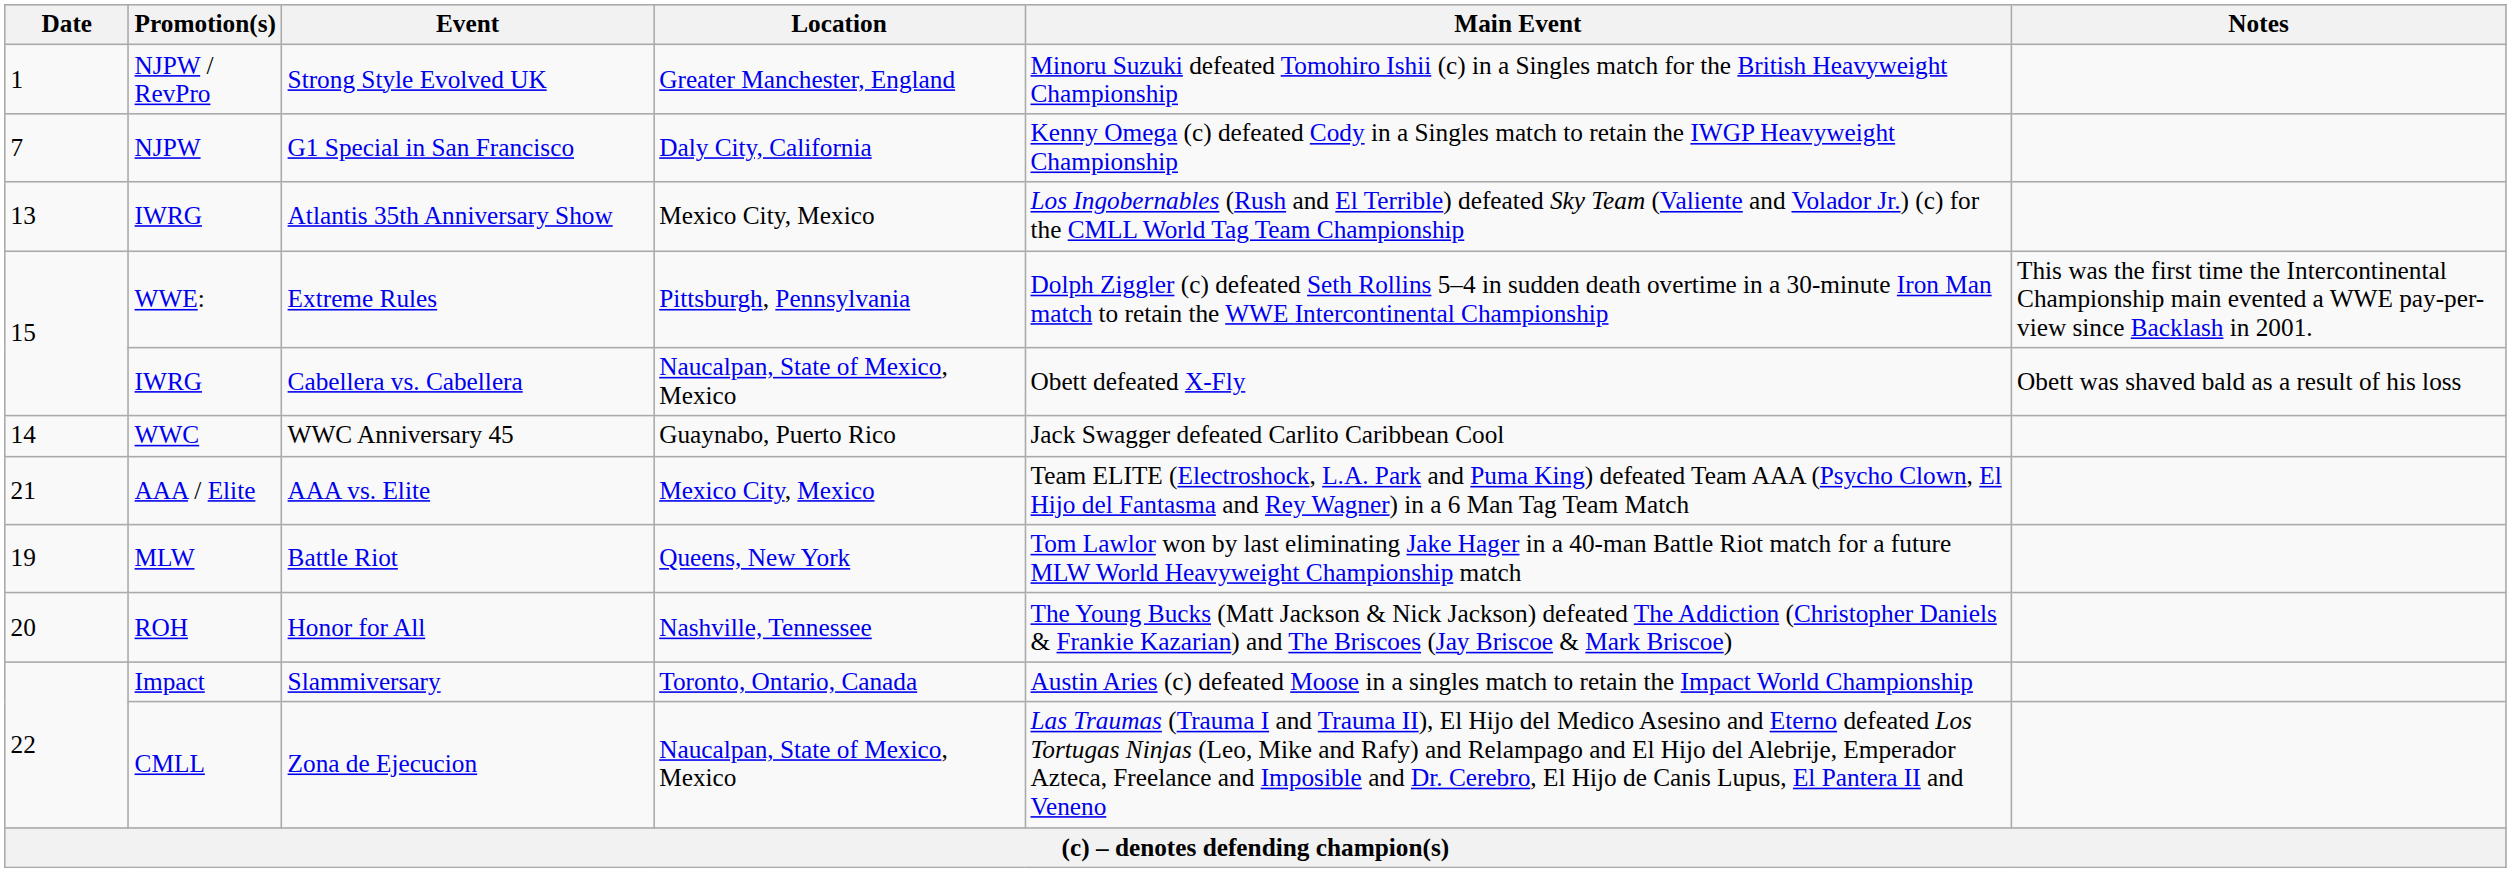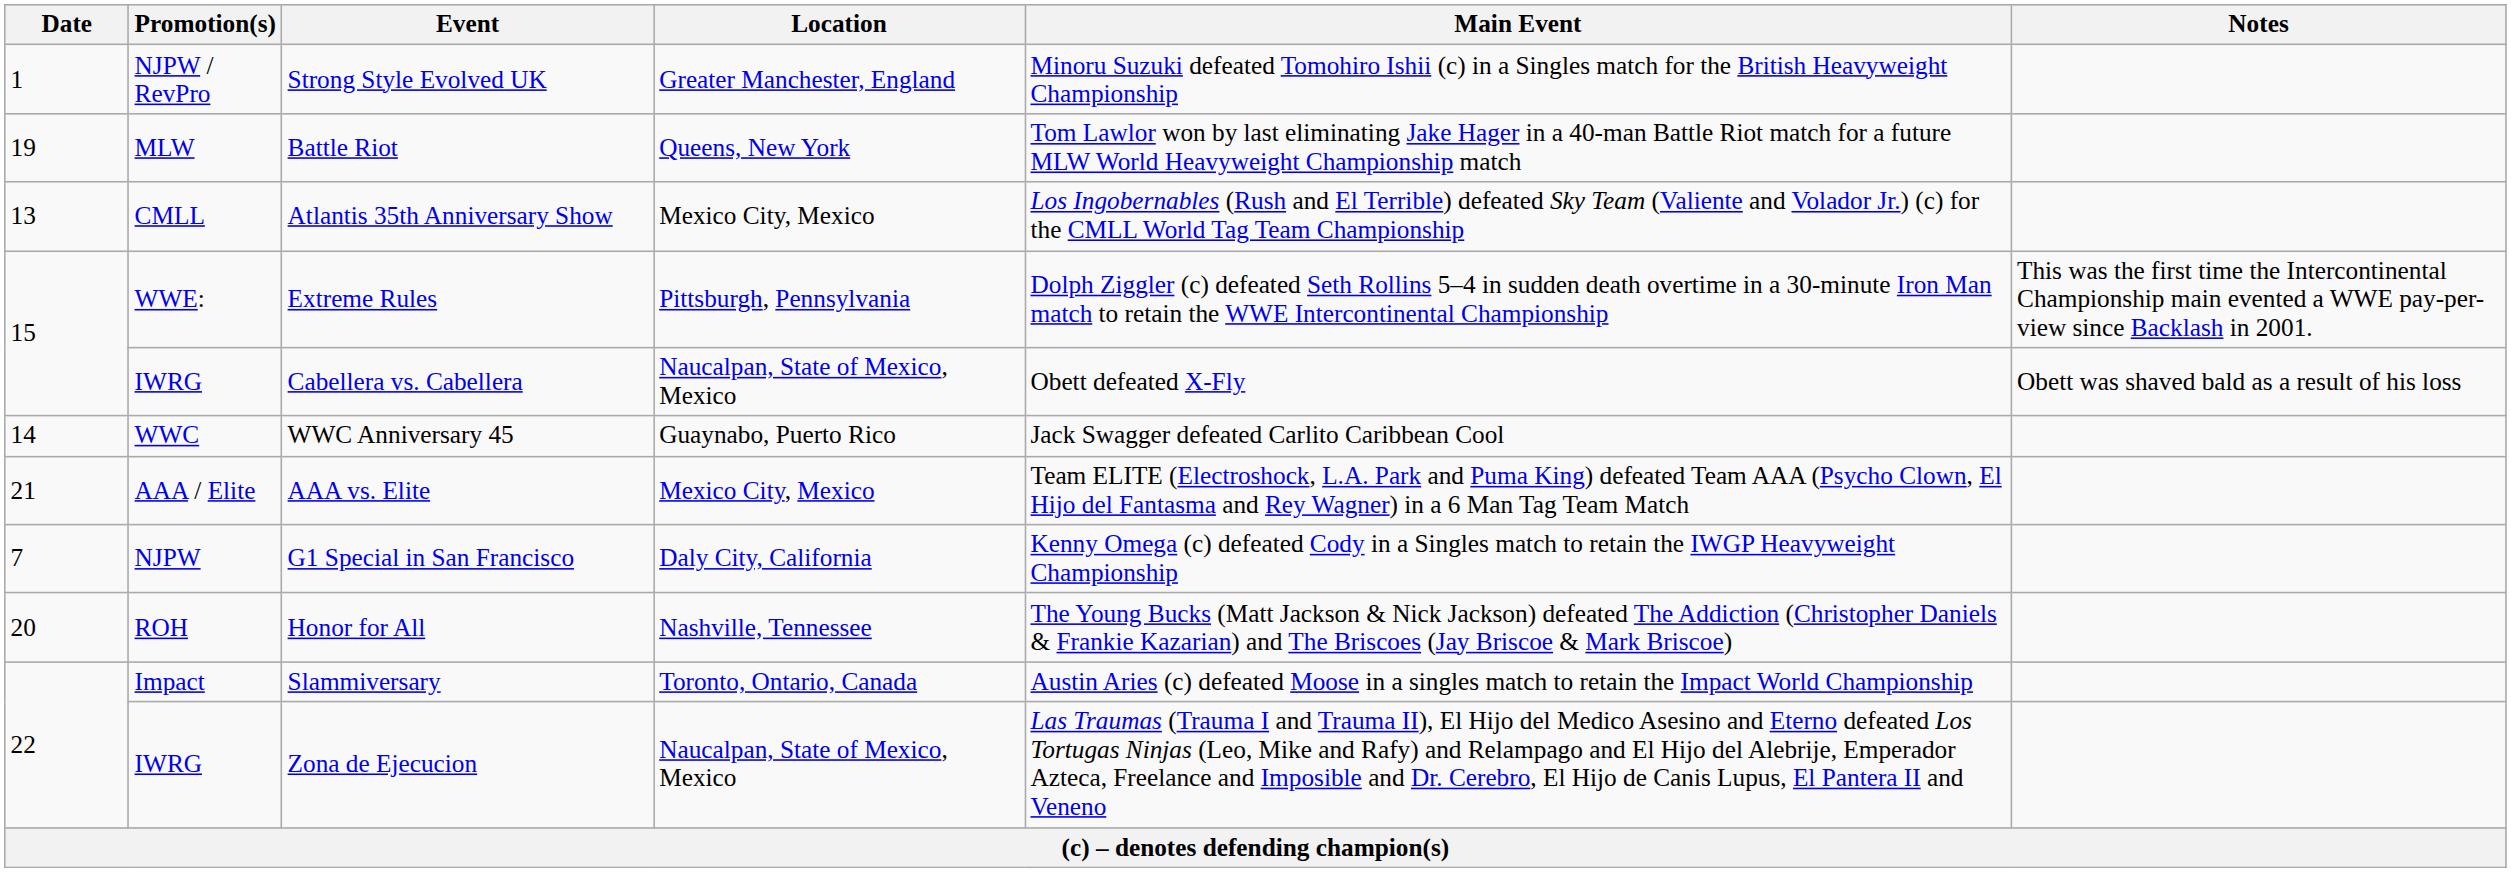rows swapped: (431, 147) <-> (343, 558)
(168, 215) IWRG -> (170, 215) CMLL
(170, 764) CMLL -> (168, 764) IWRG
